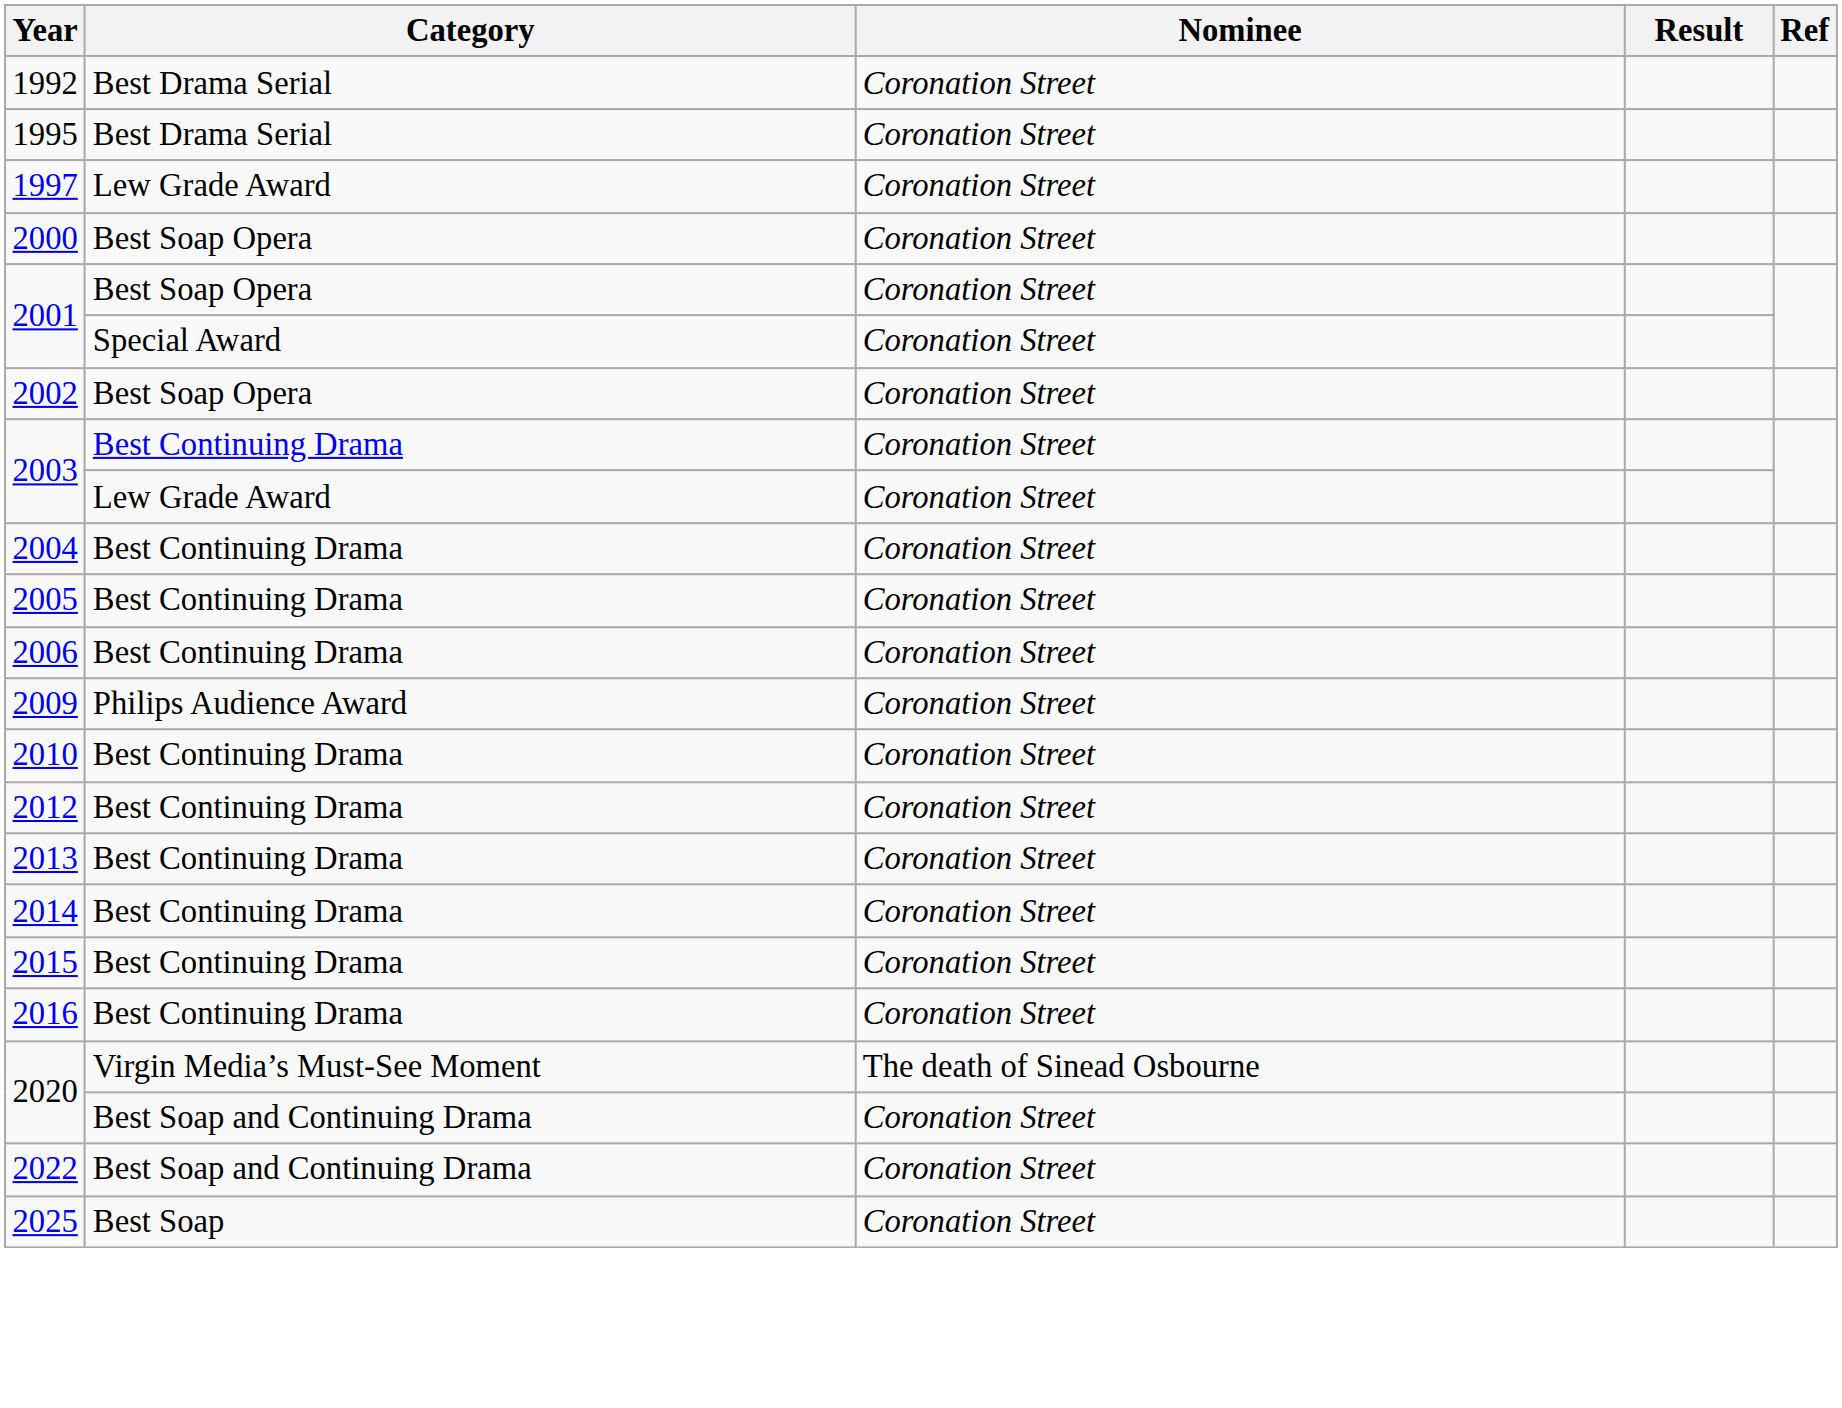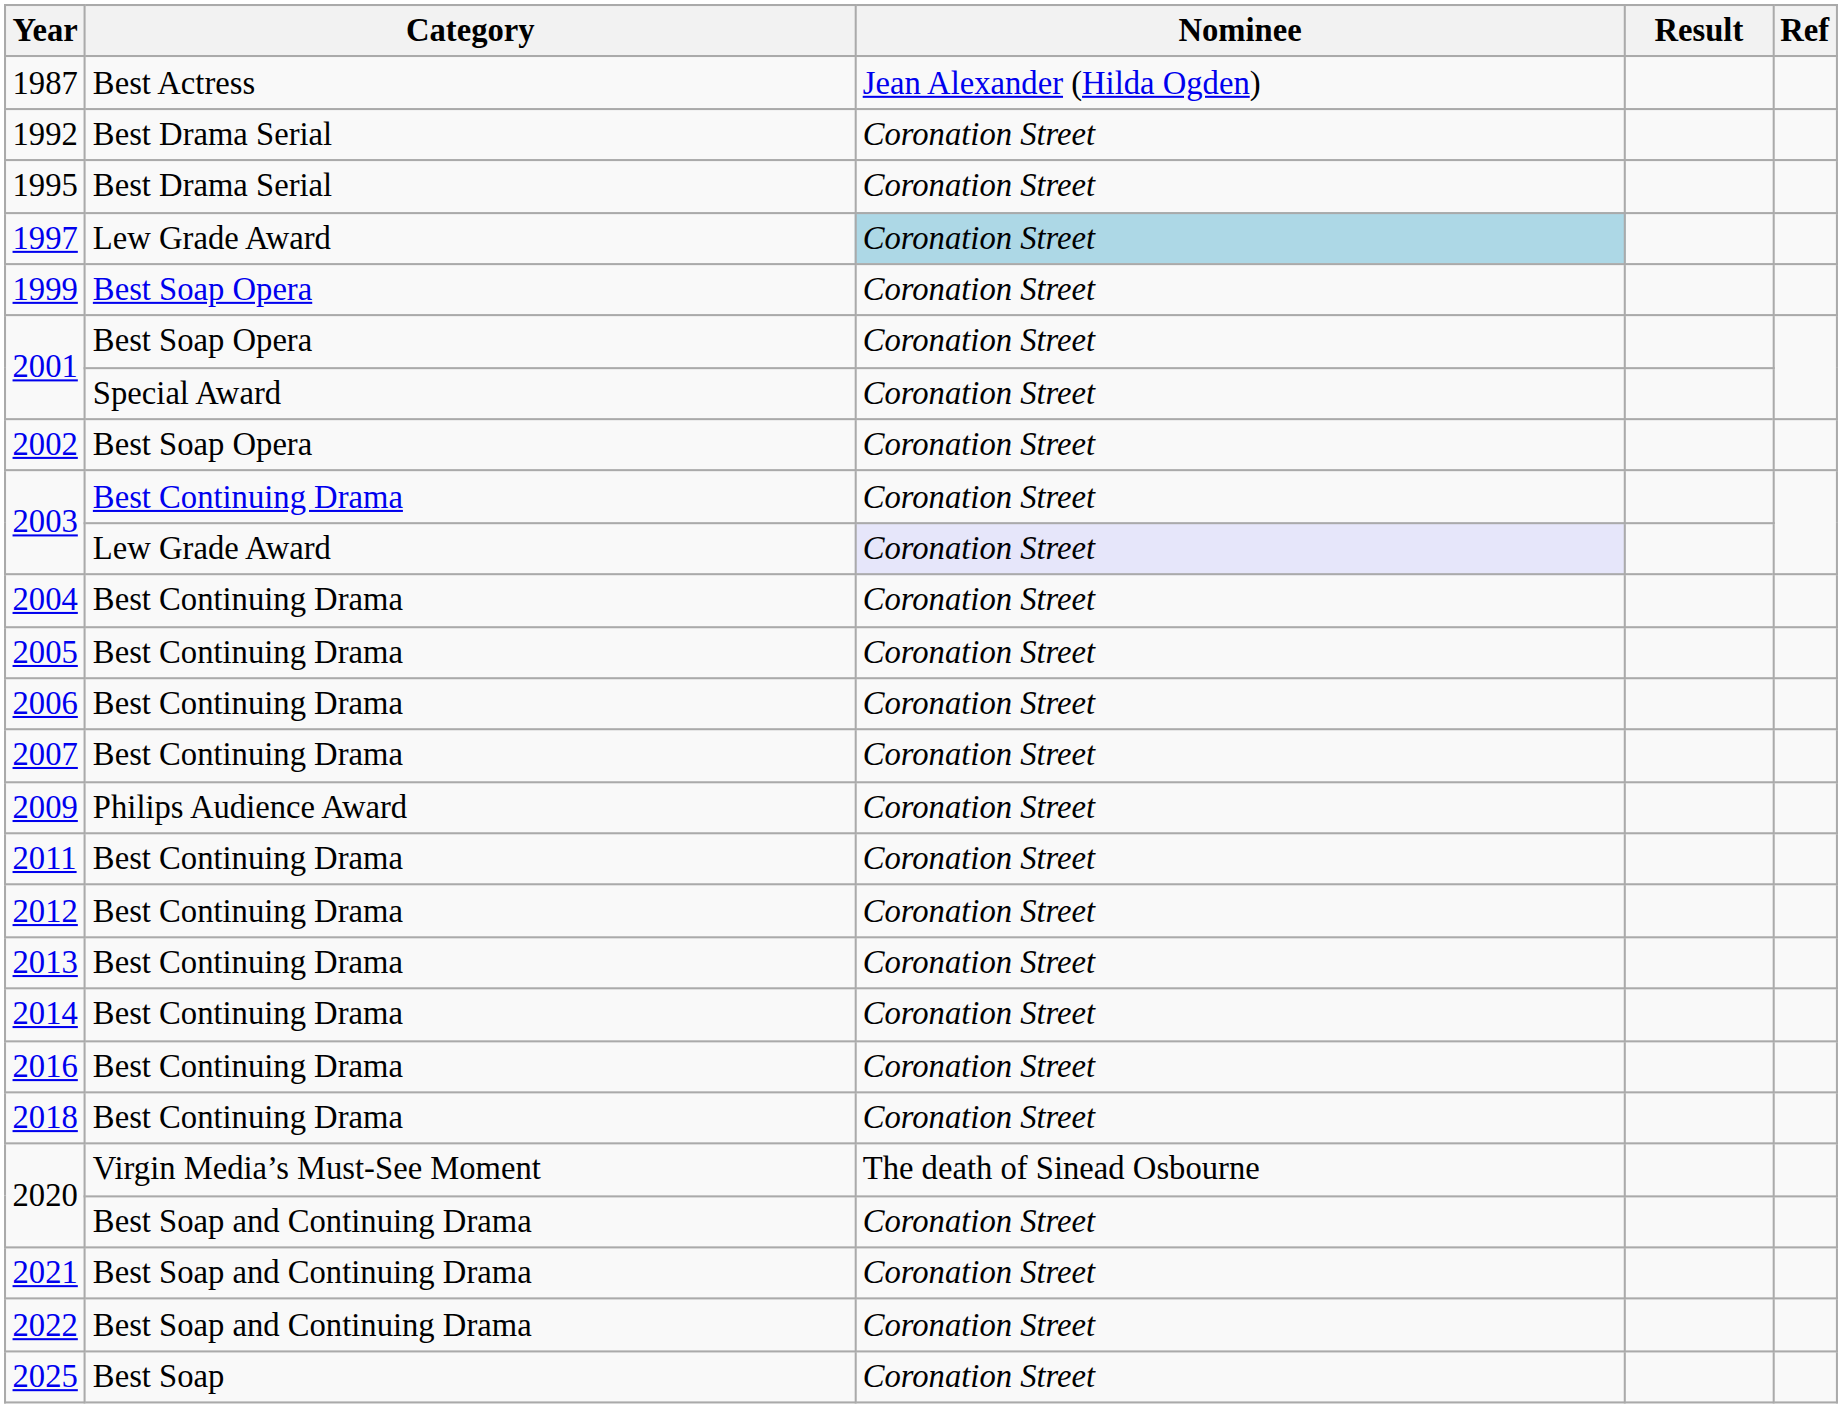+ row: (45, 82)
(979, 185) no background -> (979, 237) lightblue background
+ row: (45, 289)
- row: (45, 237)
(979, 496) no background -> (979, 548) lavender background
+ row: (45, 755)
- row: (45, 755)
+ row: (45, 858)
- row: (45, 962)
+ row: (45, 1117)
+ row: (45, 1272)
